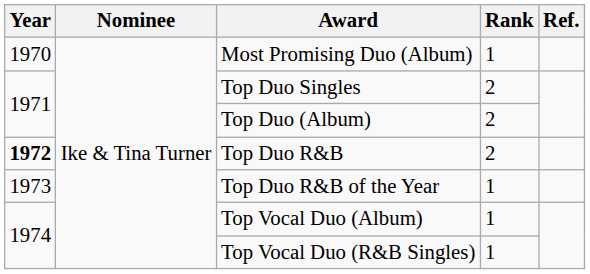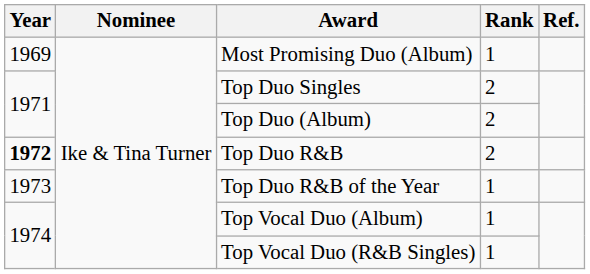(30, 53) 1970 -> (30, 53) 1969
